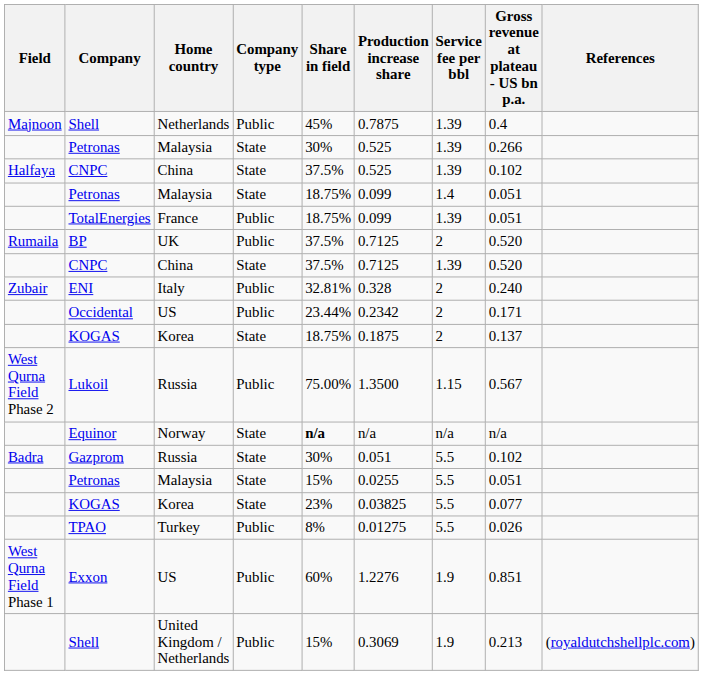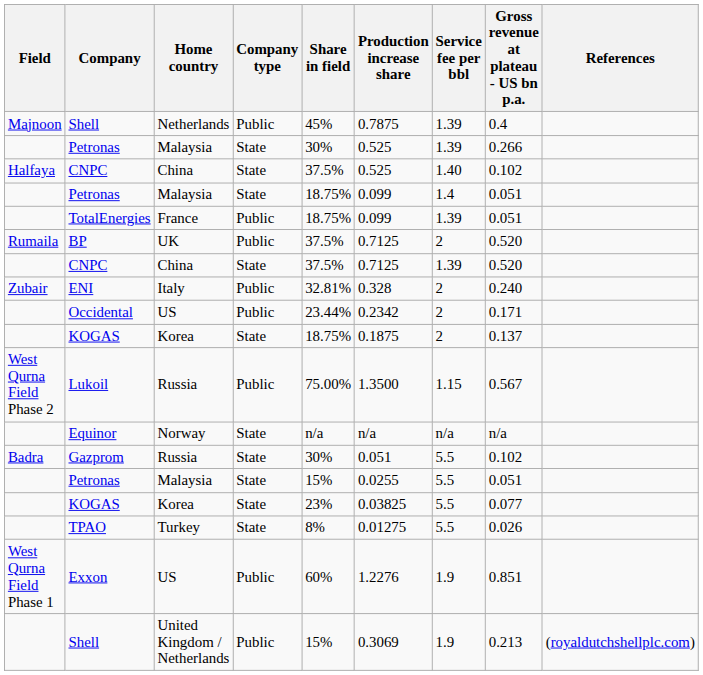(449, 170) 1.39 -> (449, 170) 1.40
(315, 433) bold -> (314, 433) normal
(255, 527) Public -> (251, 527) State
